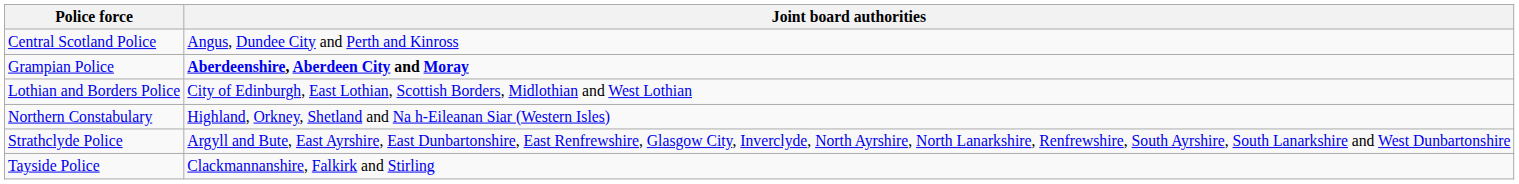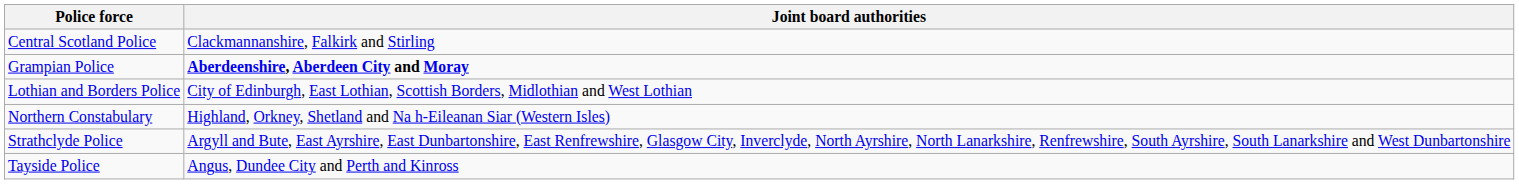(323, 41) Angus, Dundee City and Perth and Kinross -> (311, 41) Clackmannanshire, Falkirk and Stirling
(311, 166) Clackmannanshire, Falkirk and Stirling -> (323, 166) Angus, Dundee City and Perth and Kinross
